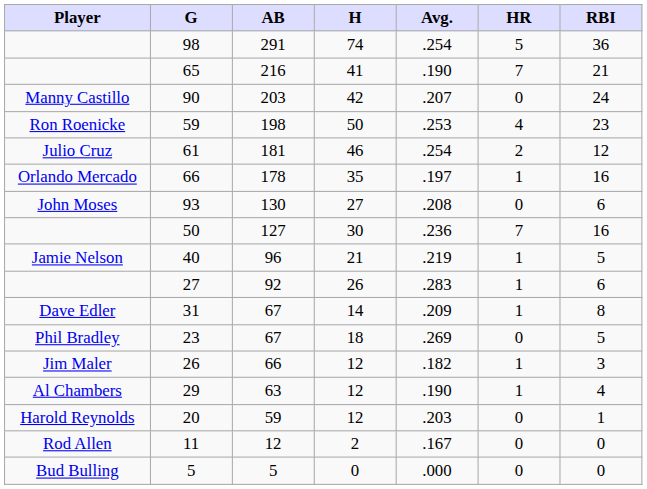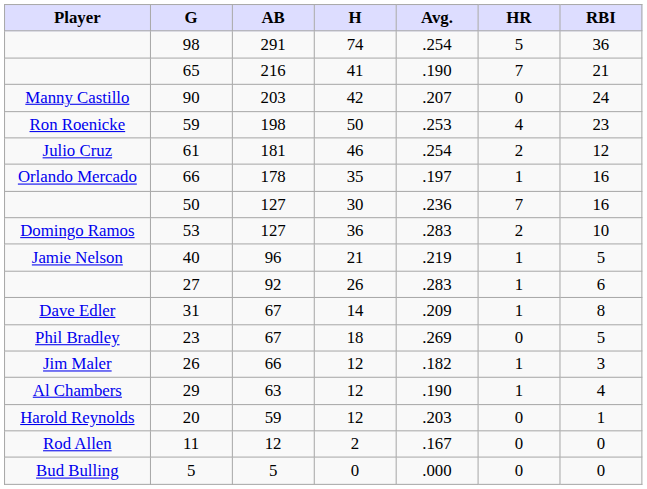- row: (191, 204)
+ row: (191, 230)
